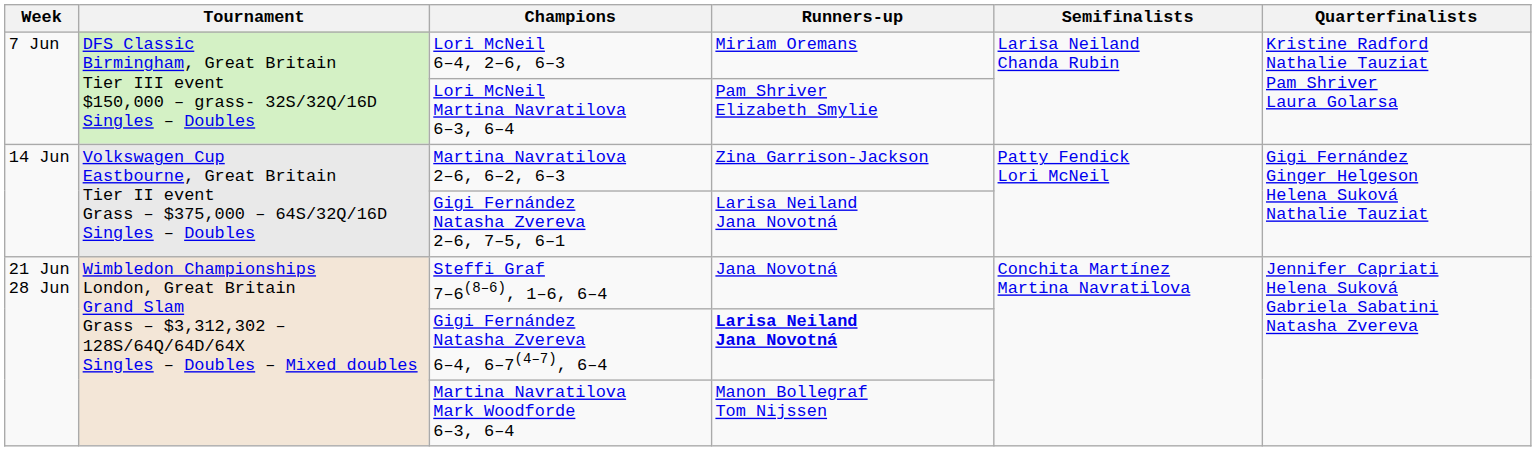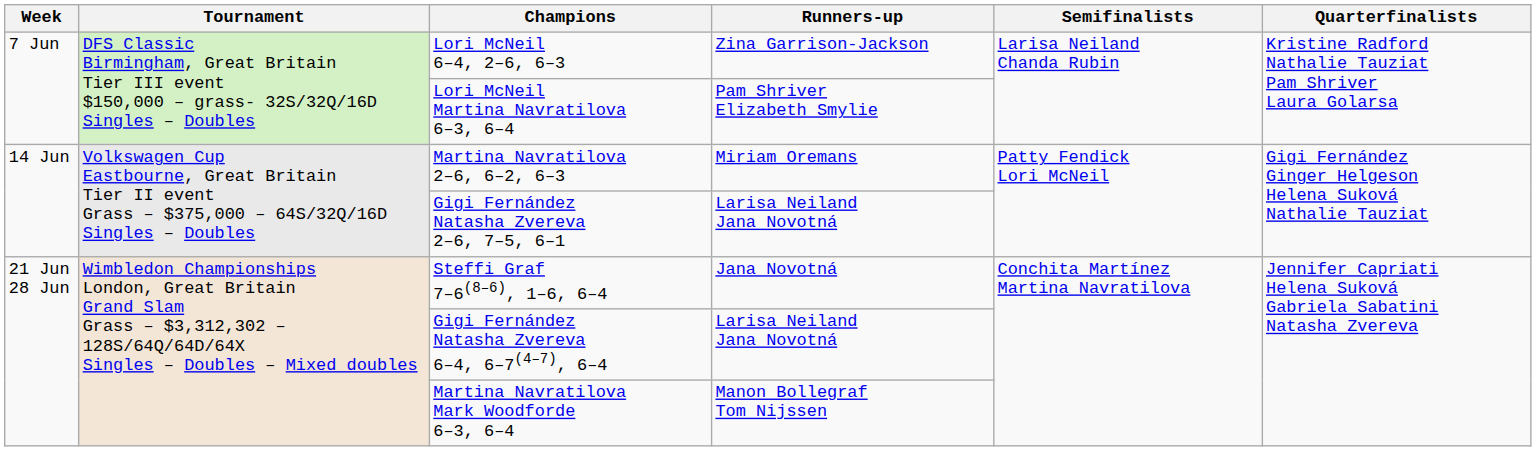(786, 46) Miriam Oremans -> (822, 46) Zina Garrison-Jackson
(822, 158) Zina Garrison-Jackson -> (786, 158) Miriam Oremans
(786, 332) bold -> (786, 332) normal
